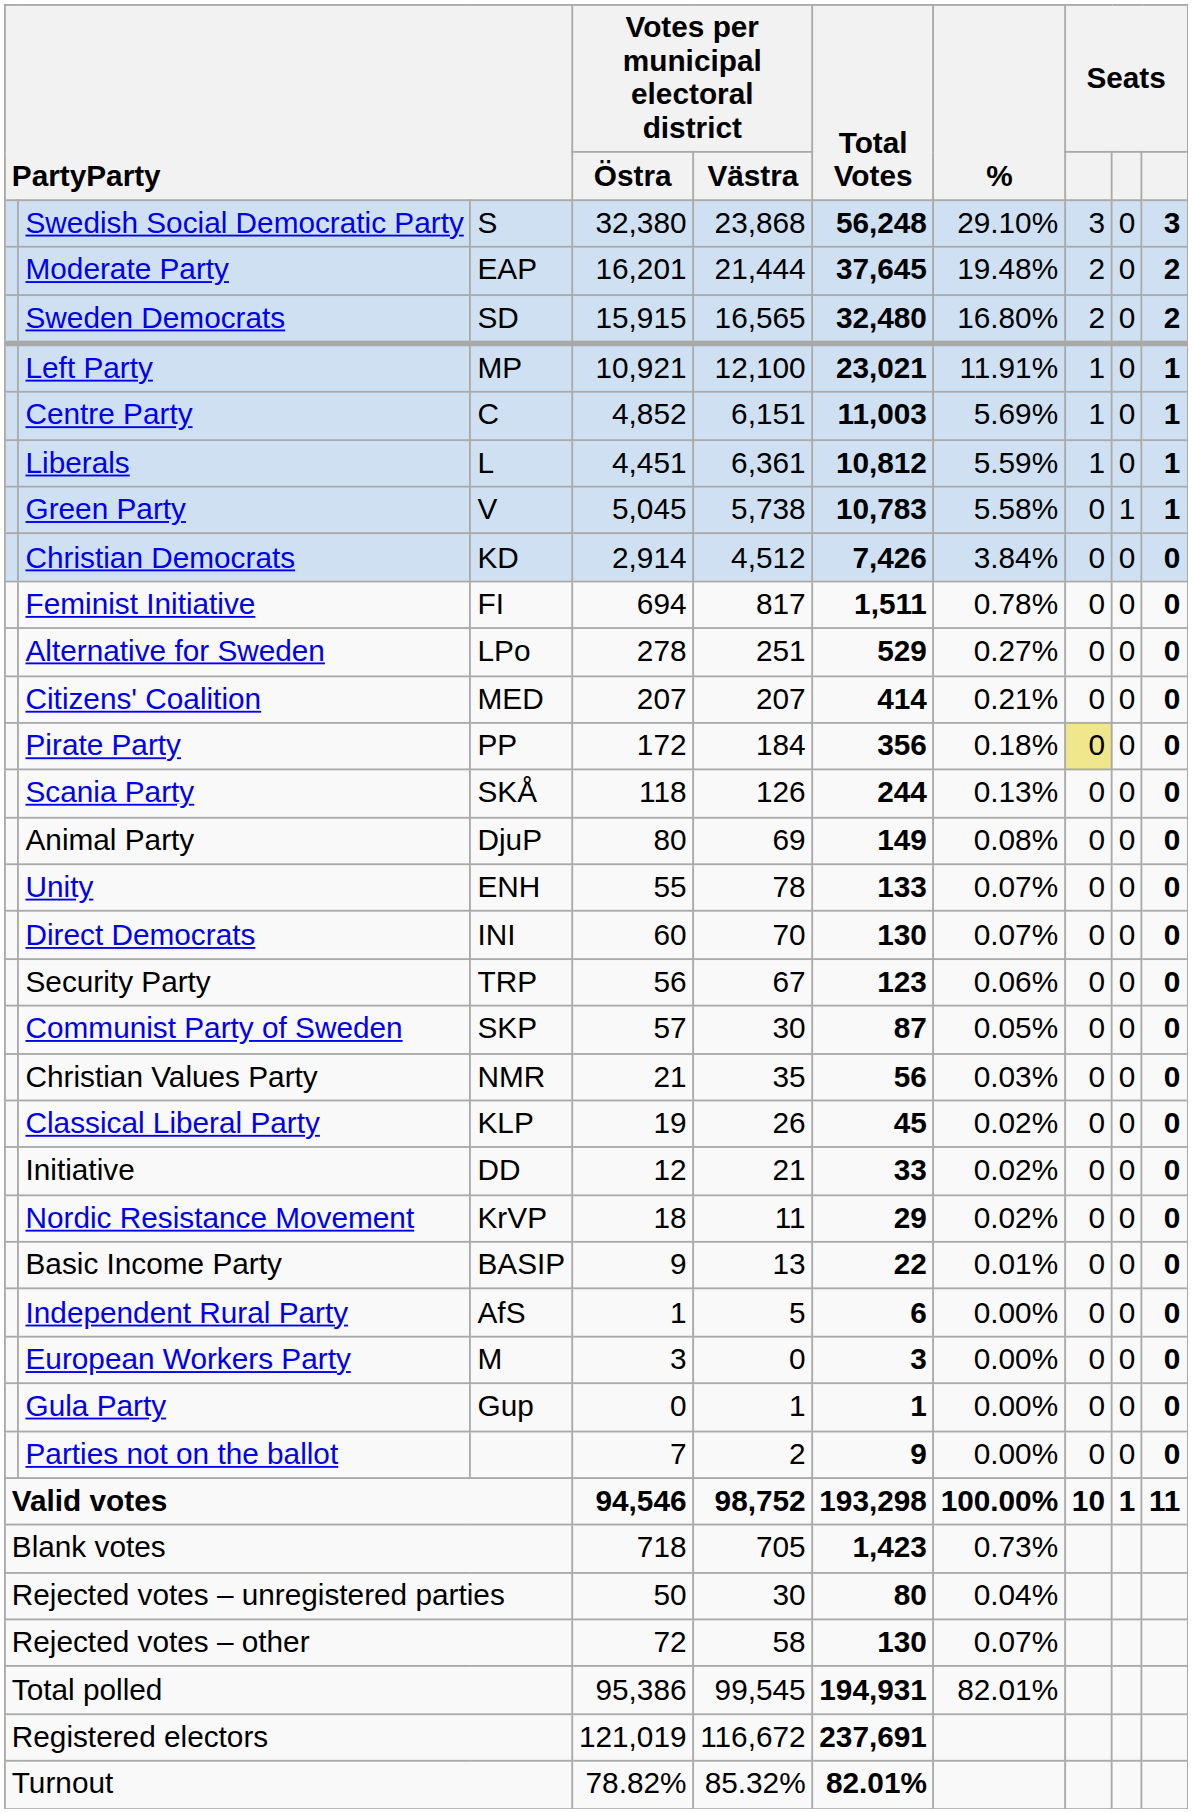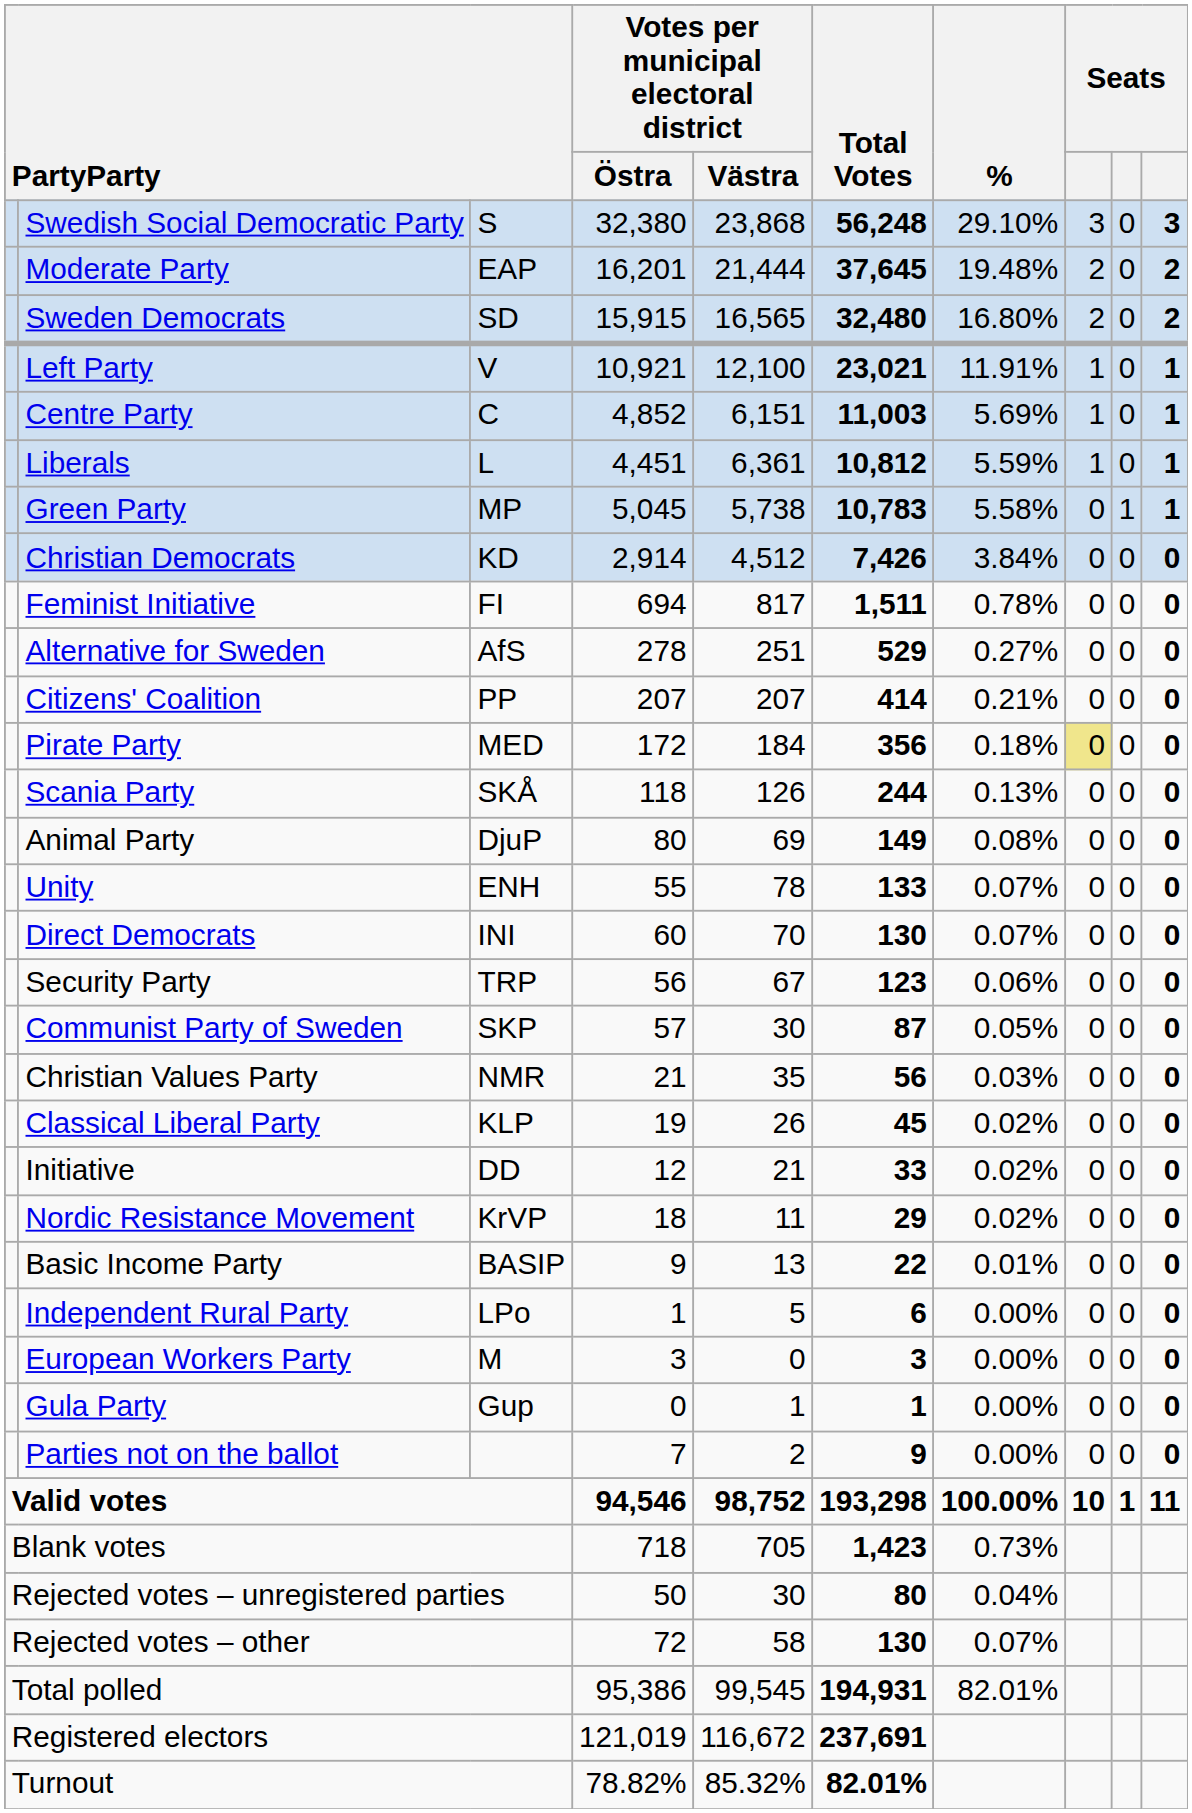(500, 368) MP -> (487, 368) V
(487, 509) V -> (500, 509) MP
(504, 651) LPo -> (502, 651) AfS
(511, 698) MED -> (497, 698) PP
(497, 745) PP -> (511, 745) MED
(502, 1312) AfS -> (504, 1312) LPo
